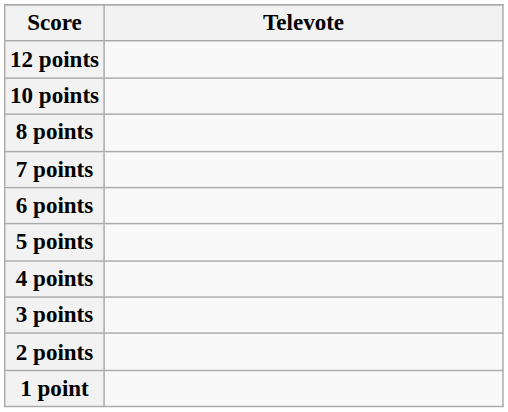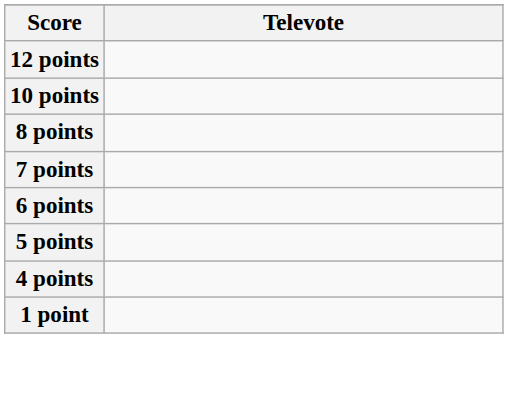- row: (55, 315)
- row: (55, 351)
